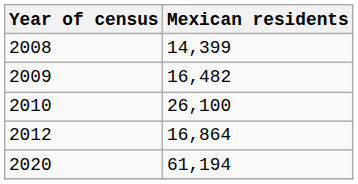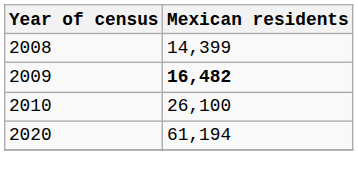(199, 77) normal -> (199, 77) bold
- row: (30, 135)
